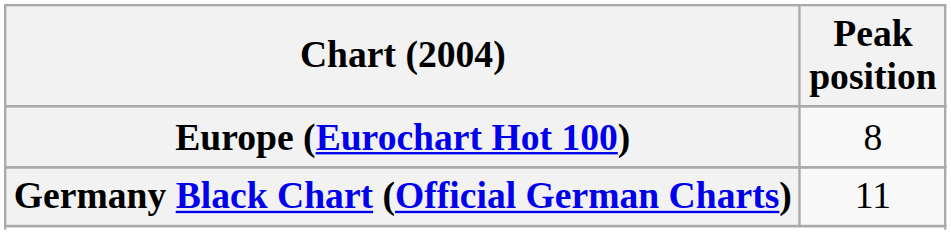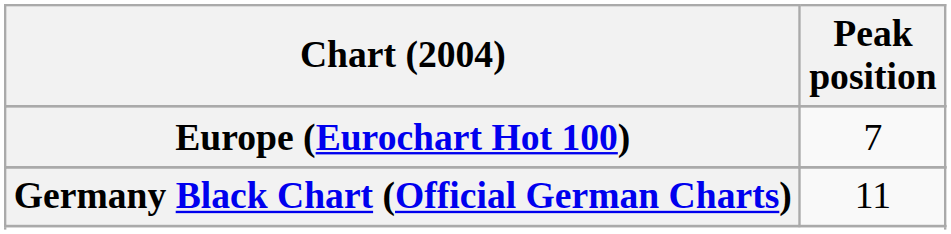(873, 136) 8 -> (873, 136) 7
